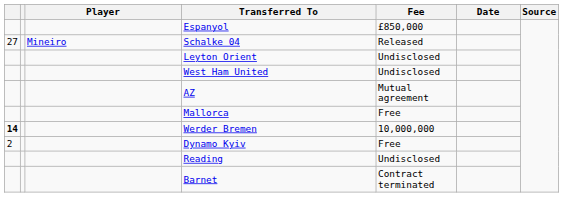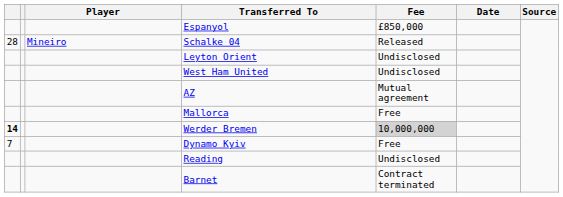(12, 43) 27 -> (12, 43) 28
(406, 129) no background -> (406, 129) lightgrey background
(9, 144) 2 -> (9, 144) 7
